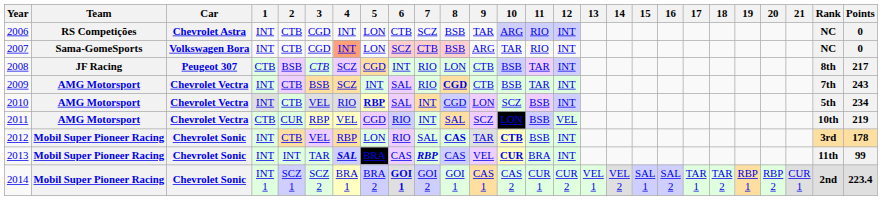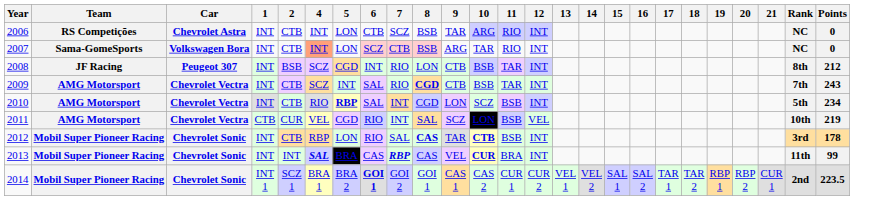- column: (319, 13)
(265, 67) CTB -> (265, 67) INT
(860, 67) 217 -> (832, 67) 212
(860, 180) 223.4 -> (832, 180) 223.5
